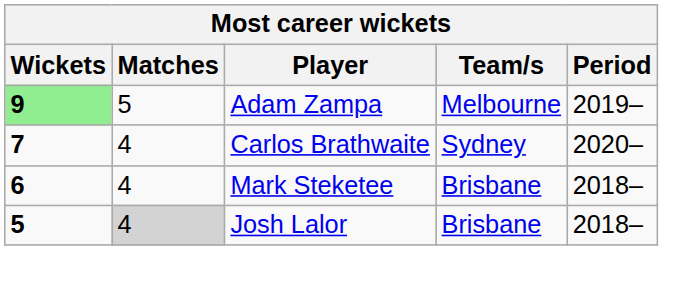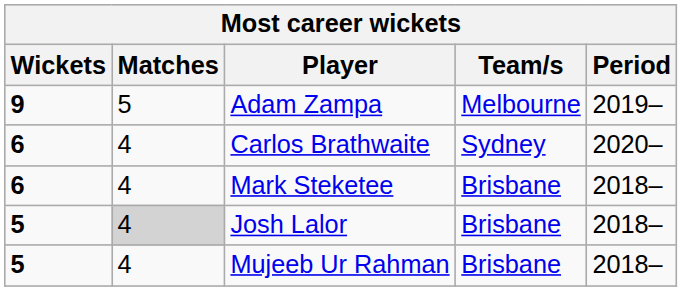(18, 104) lightgreen background -> (18, 104) no background
(18, 144) 7 -> (18, 144) 6
+ row: (340, 265)
